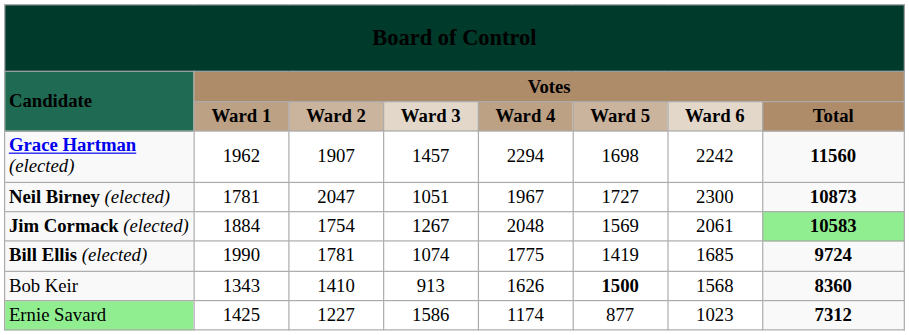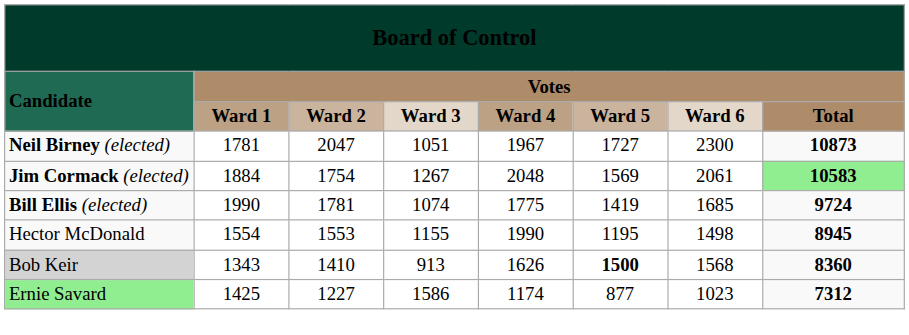- row: (241, 156)
+ row: (241, 234)
(43, 285) no background -> (43, 264) lightgrey background
